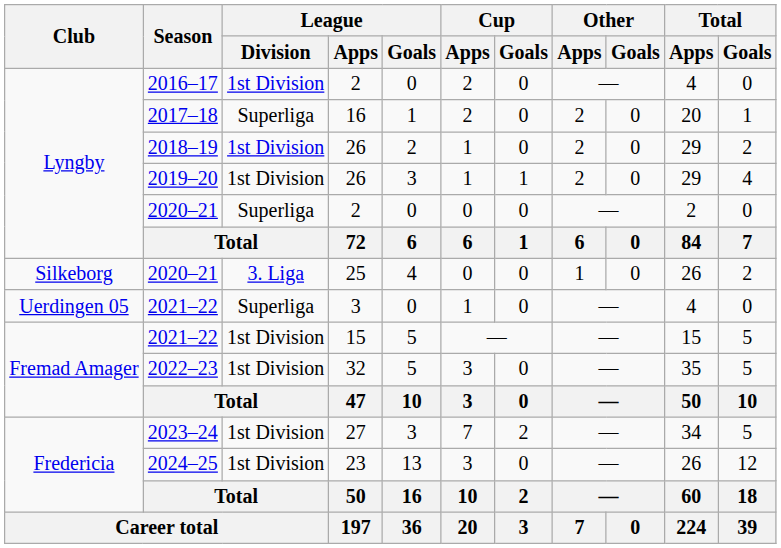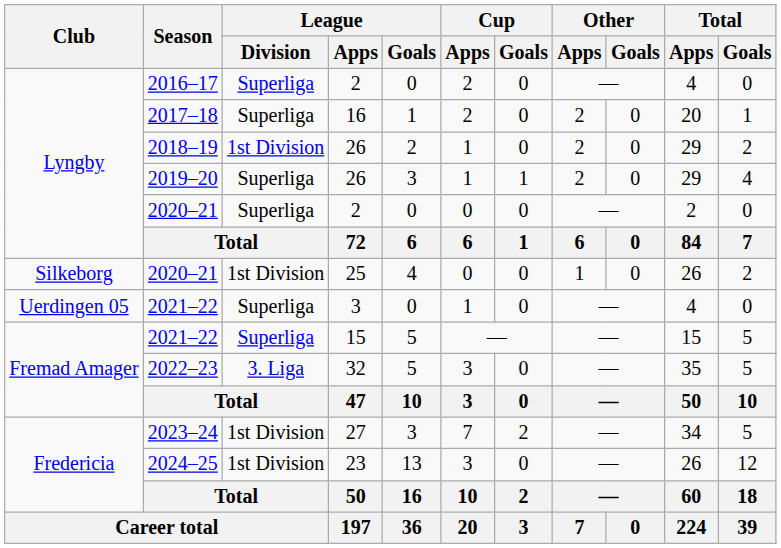(276, 83) 1st Division -> (276, 83) Superliga
(276, 178) 1st Division -> (276, 178) Superliga
(276, 274) 3. Liga -> (276, 274) 1st Division
(276, 337) 1st Division -> (276, 337) Superliga
(276, 369) 1st Division -> (276, 369) 3. Liga
